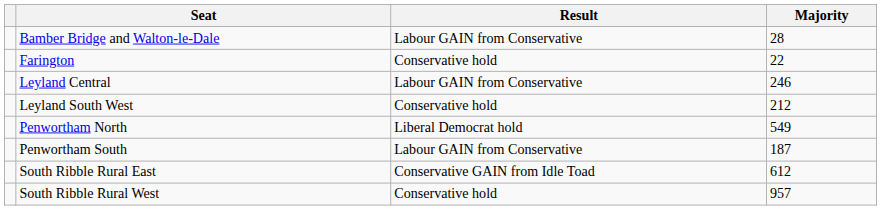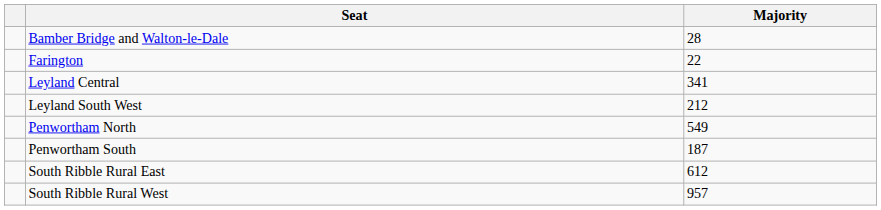- column: (579, 15)
(781, 82) 246 -> (697, 82) 341
